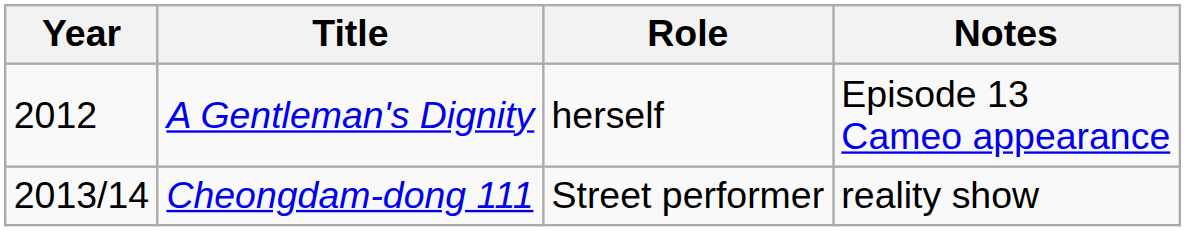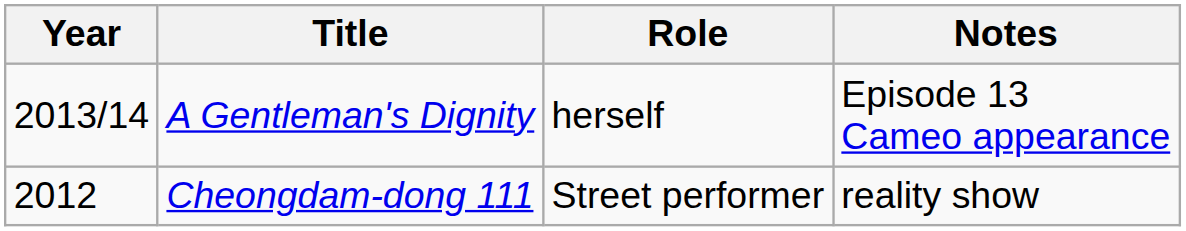(55, 114) 2012 -> (81, 114) 2013/14
(81, 195) 2013/14 -> (55, 195) 2012
